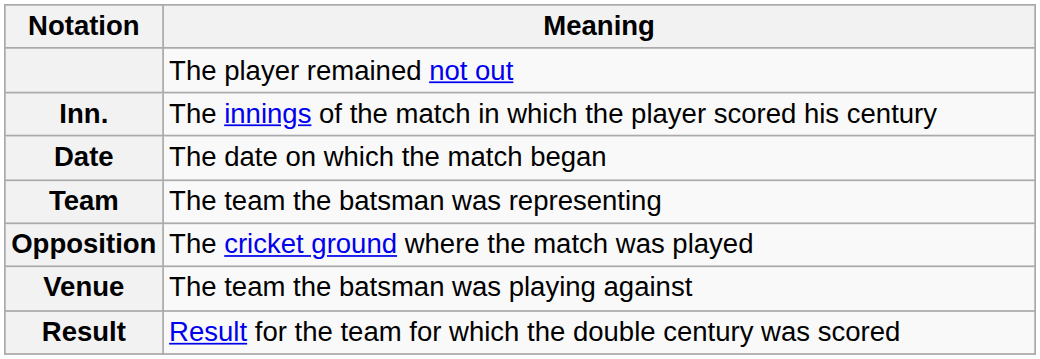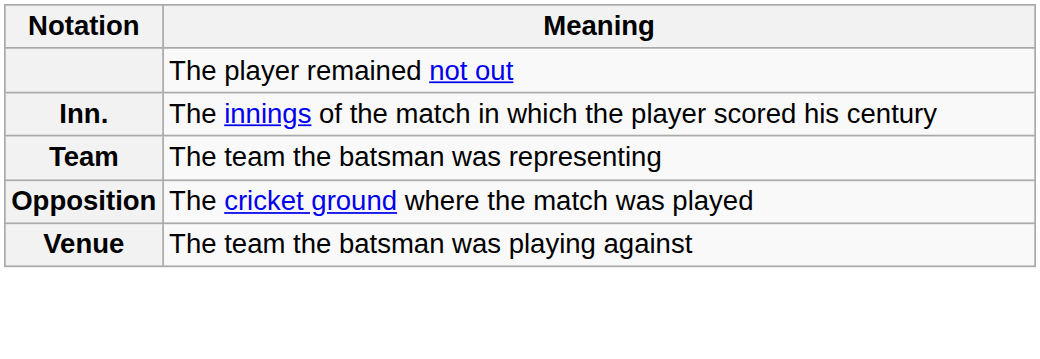- row: (84, 157)
- row: (84, 331)
